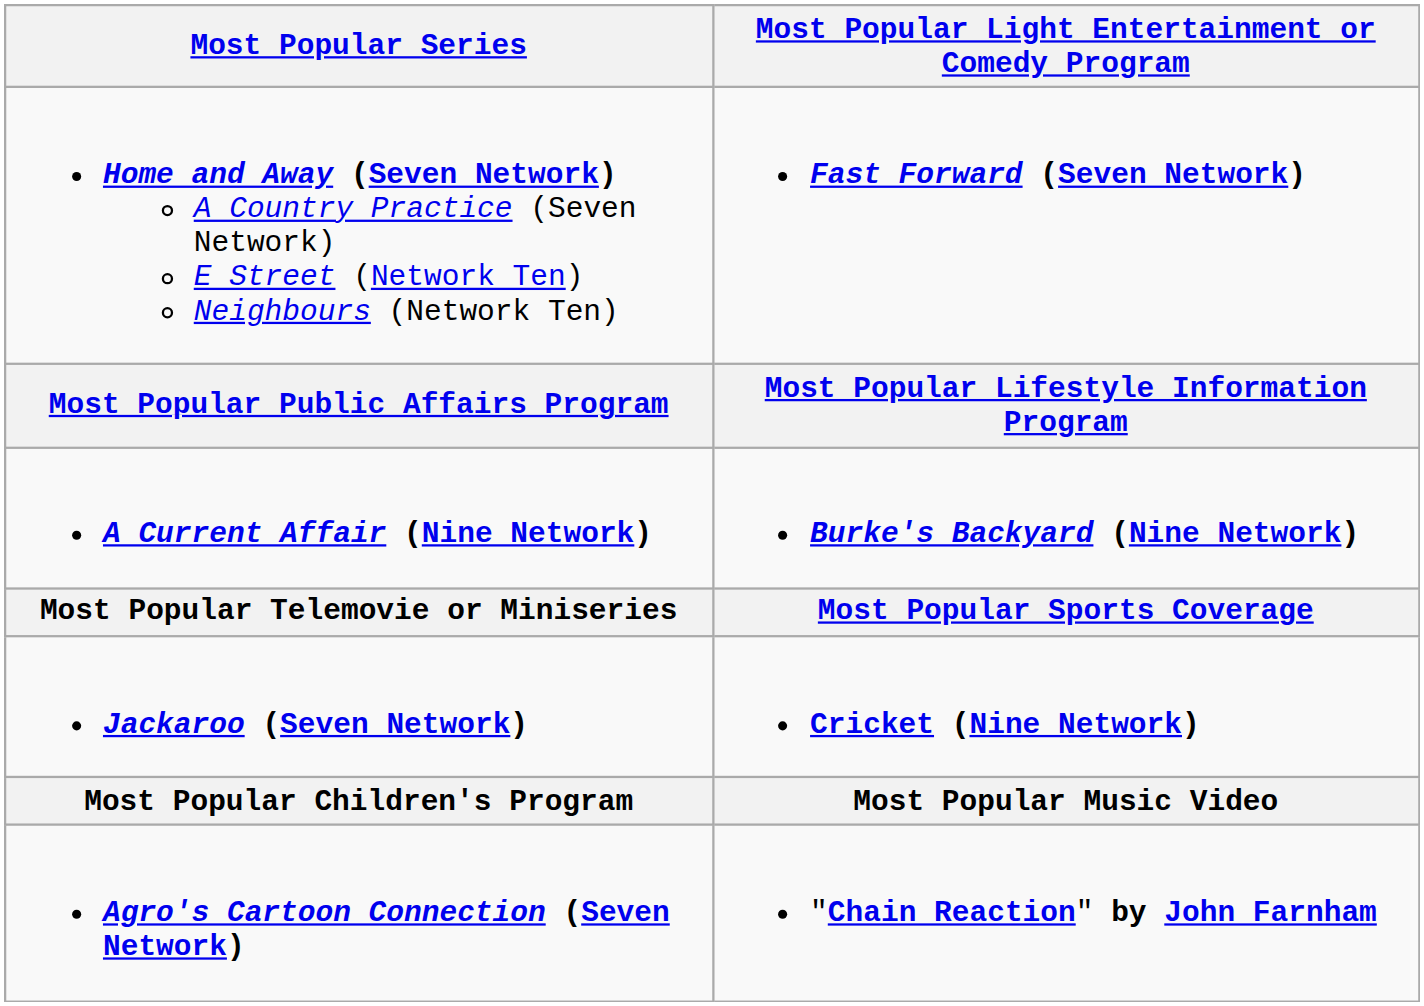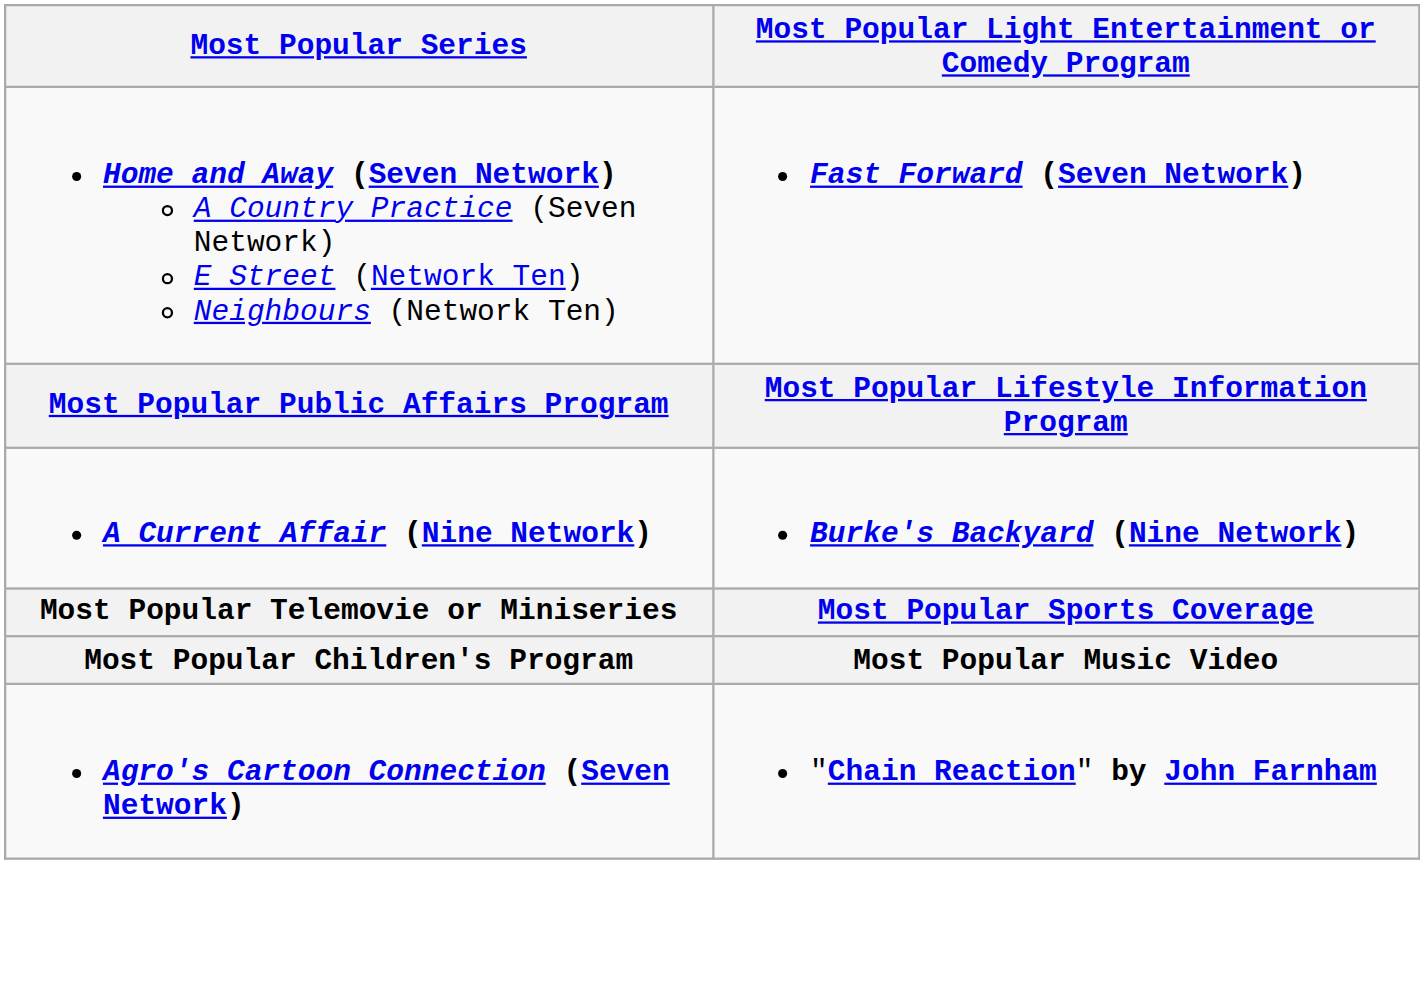- row: (359, 724)
